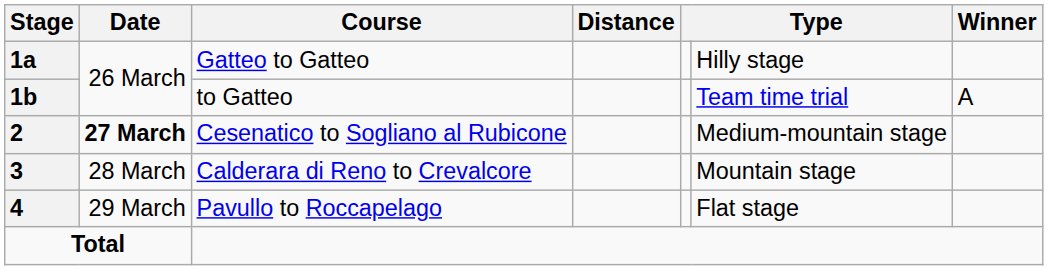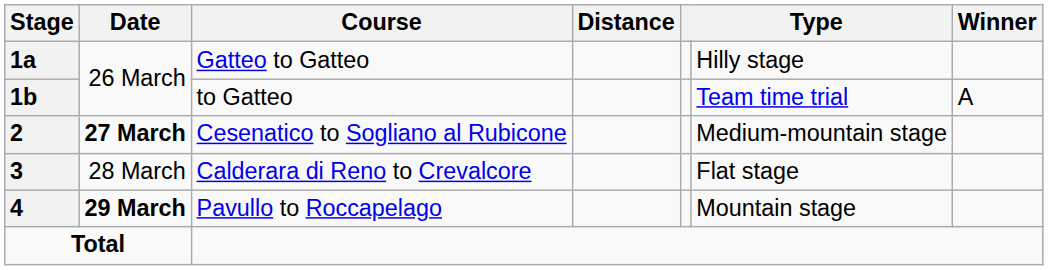(776, 171) Mountain stage -> (748, 171) Flat stage
(137, 208) normal -> (135, 208) bold
(748, 208) Flat stage -> (776, 208) Mountain stage
